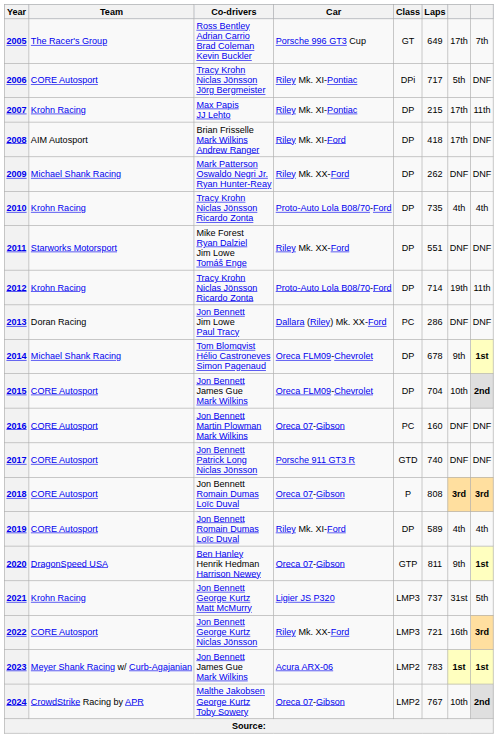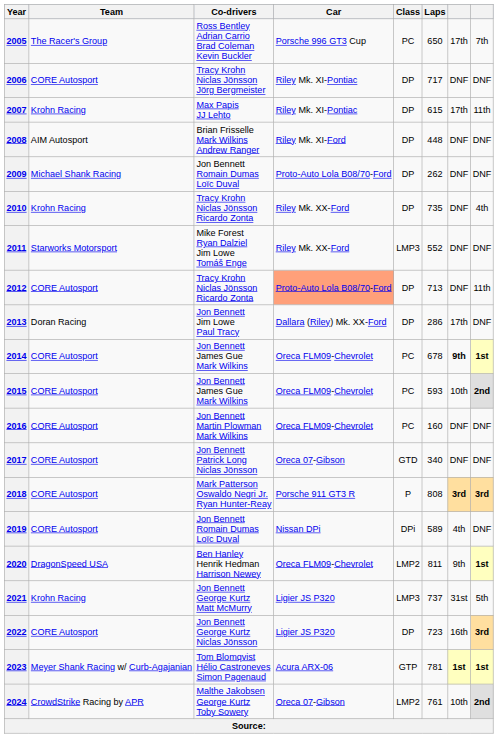(408, 41) GT -> (408, 41) PC
(435, 41) 649 -> (435, 41) 650
(408, 81) DPi -> (408, 81) DP
(459, 81) 5th -> (459, 81) DNF
(435, 110) 215 -> (435, 110) 615
(435, 140) 418 -> (435, 140) 448
(459, 140) 17th -> (459, 140) DNF
(234, 174) Mark Patterson Oswaldo Negri Jr. Ryan Hunter-Reay -> (228, 174) Jon Bennett Romain Dumas Loïc Duval
(312, 174) Riley Mk. XX-Ford -> (334, 174) Proto-Auto Lola B08/70-Ford
(334, 209) Proto-Auto Lola B08/70-Ford -> (312, 209) Riley Mk. XX-Ford
(459, 209) 4th -> (459, 209) DNF
(408, 248) DP -> (408, 248) LMP3
(435, 248) 551 -> (435, 248) 552
(58, 288) Krohn Racing -> (64, 288) CORE Autosport
(334, 288) no background -> (334, 288) lightsalmon background
(435, 288) 714 -> (435, 288) 713
(459, 288) 19th -> (459, 288) DNF
(408, 322) PC -> (408, 322) DP
(459, 322) DNF -> (459, 322) 17th
(76, 357) Michael Shank Racing -> (64, 357) CORE Autosport
(233, 357) Tom Blomqvist Hélio Castroneves Simon Pagenaud -> (222, 357) Jon Bennett James Gue Mark Wilkins
(408, 357) DP -> (408, 357) PC
(459, 357) normal -> (459, 357) bold
(408, 391) DP -> (408, 391) PC
(435, 391) 704 -> (435, 391) 593
(310, 426) Oreca 07-Gibson -> (324, 426) Oreca FLM09-Chevrolet
(315, 460) Porsche 911 GT3 R -> (310, 460) Oreca 07-Gibson
(435, 460) 740 -> (435, 460) 340
(228, 495) Jon Bennett Romain Dumas Loïc Duval -> (234, 495) Mark Patterson Oswaldo Negri Jr. Ryan Hunter-Reay
(310, 495) Oreca 07-Gibson -> (315, 495) Porsche 911 GT3 R
(311, 529) Riley Mk. XI-Ford -> (298, 529) Nissan DPi
(408, 529) DP -> (408, 529) DPi
(482, 529) 4th -> (482, 529) DNF
(310, 564) Oreca 07-Gibson -> (324, 564) Oreca FLM09-Chevrolet
(408, 564) GTP -> (408, 564) LMP2
(312, 633) Riley Mk. XX-Ford -> (305, 633) Ligier JS P320
(408, 633) LMP3 -> (408, 633) DP
(435, 633) 721 -> (435, 633) 723
(222, 667) Jon Bennett James Gue Mark Wilkins -> (233, 667) Tom Blomqvist Hélio Castroneves Simon Pagenaud
(408, 667) LMP2 -> (408, 667) GTP
(435, 667) 783 -> (435, 667) 781
(435, 702) 767 -> (435, 702) 761
